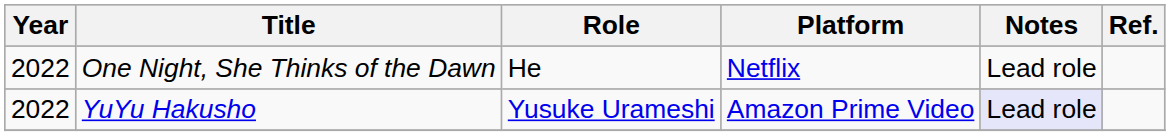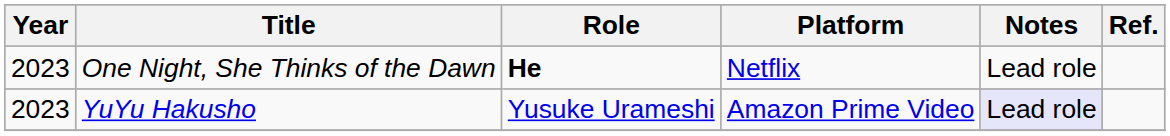(40, 67) 2022 -> (40, 67) 2023
(525, 67) normal -> (525, 67) bold
(40, 109) 2022 -> (40, 109) 2023
